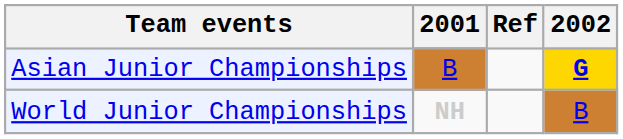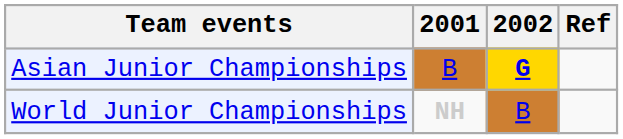columns swapped: (581, 26) <-> (515, 26)
